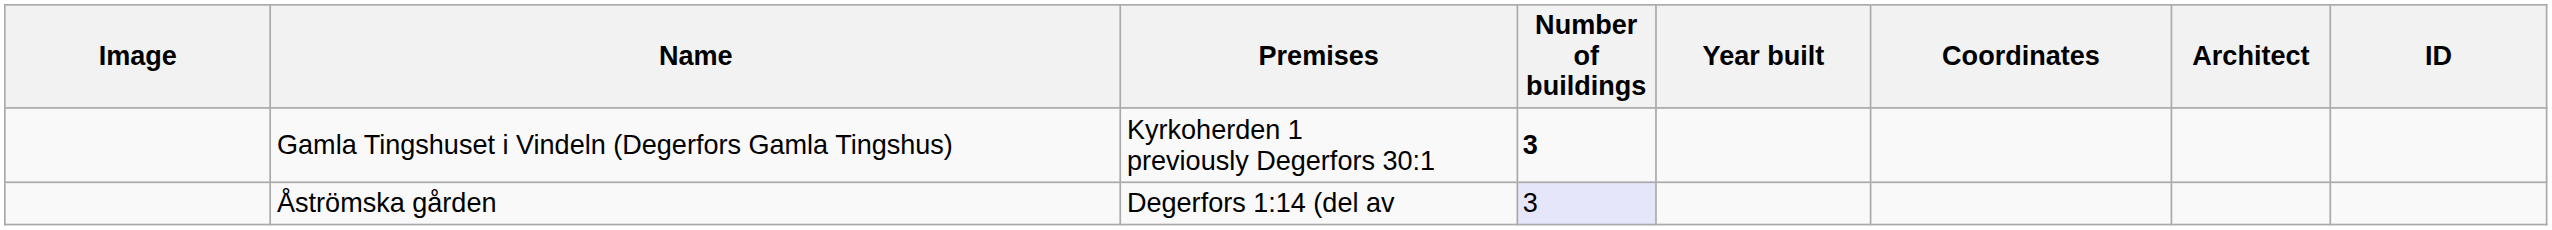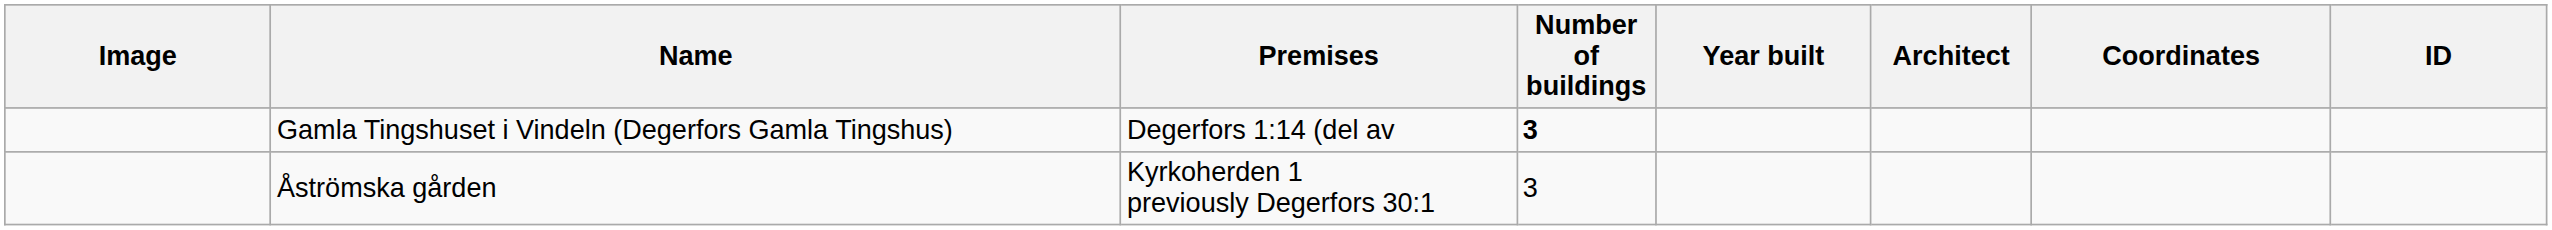columns swapped: (2251, 56) <-> (2021, 56)
(1281, 144) Kyrkoherden 1 previously Degerfors 30:1 -> (1261, 129) Degerfors 1:14 (del av
(1261, 202) Degerfors 1:14 (del av -> (1281, 187) Kyrkoherden 1 previously Degerfors 30:1
(1530, 202) lavender background -> (1530, 187) no background
